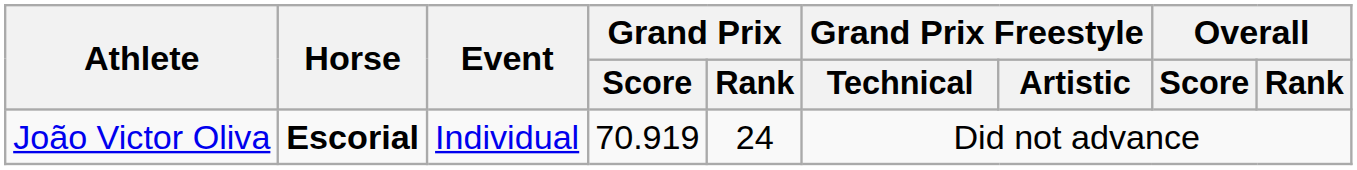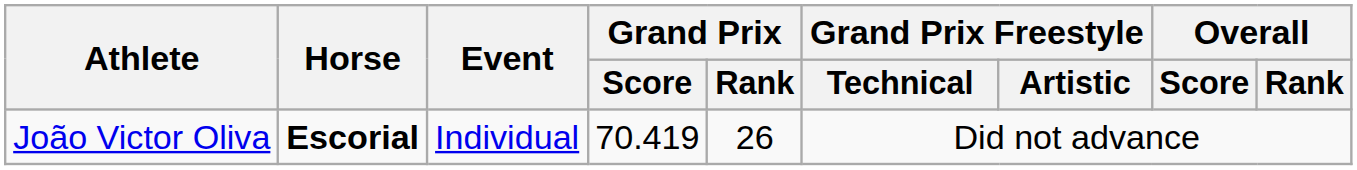(647, 137) 70.919 -> (647, 137) 70.419
(755, 137) 24 -> (755, 137) 26
